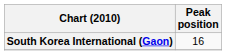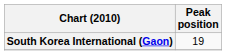(198, 41) 16 -> (198, 41) 19
